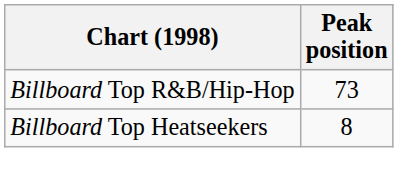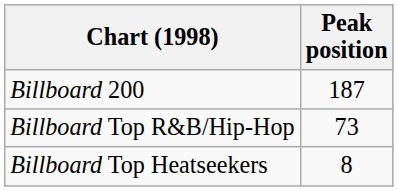+ row: (77, 89)
